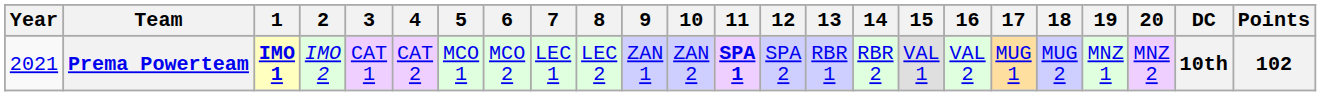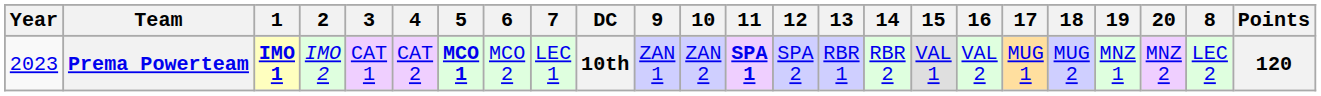columns swapped: (599, 21) <-> (1204, 21)
(34, 63) 2021 -> (34, 63) 2023
(461, 63) normal -> (461, 63) bold
(1274, 63) 102 -> (1274, 63) 120
